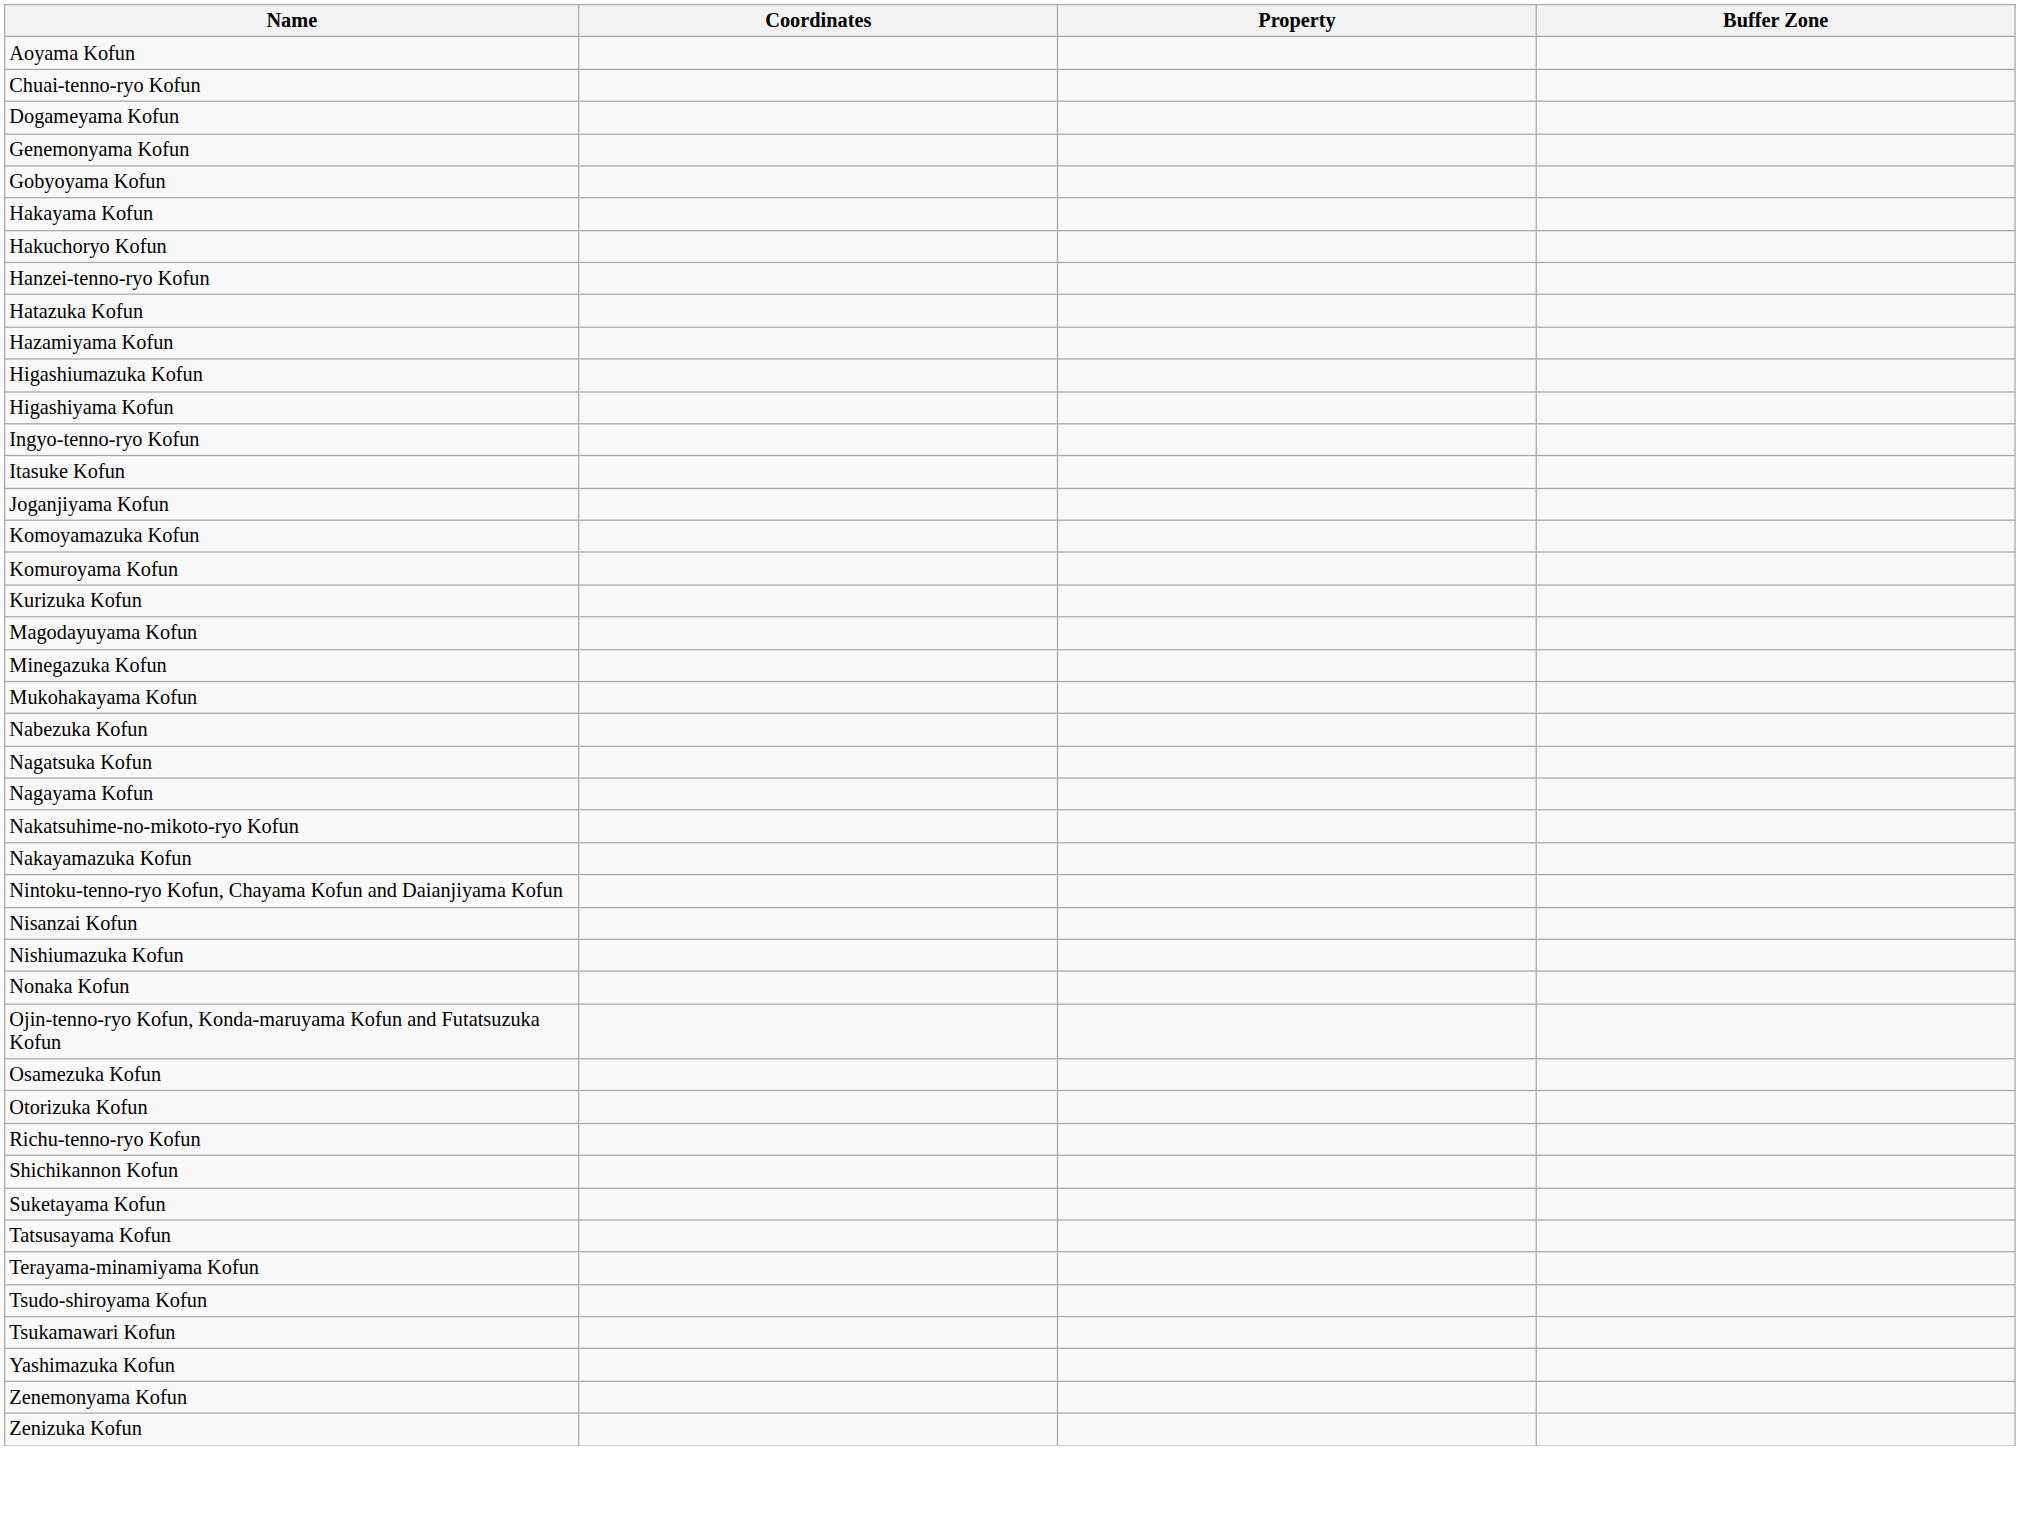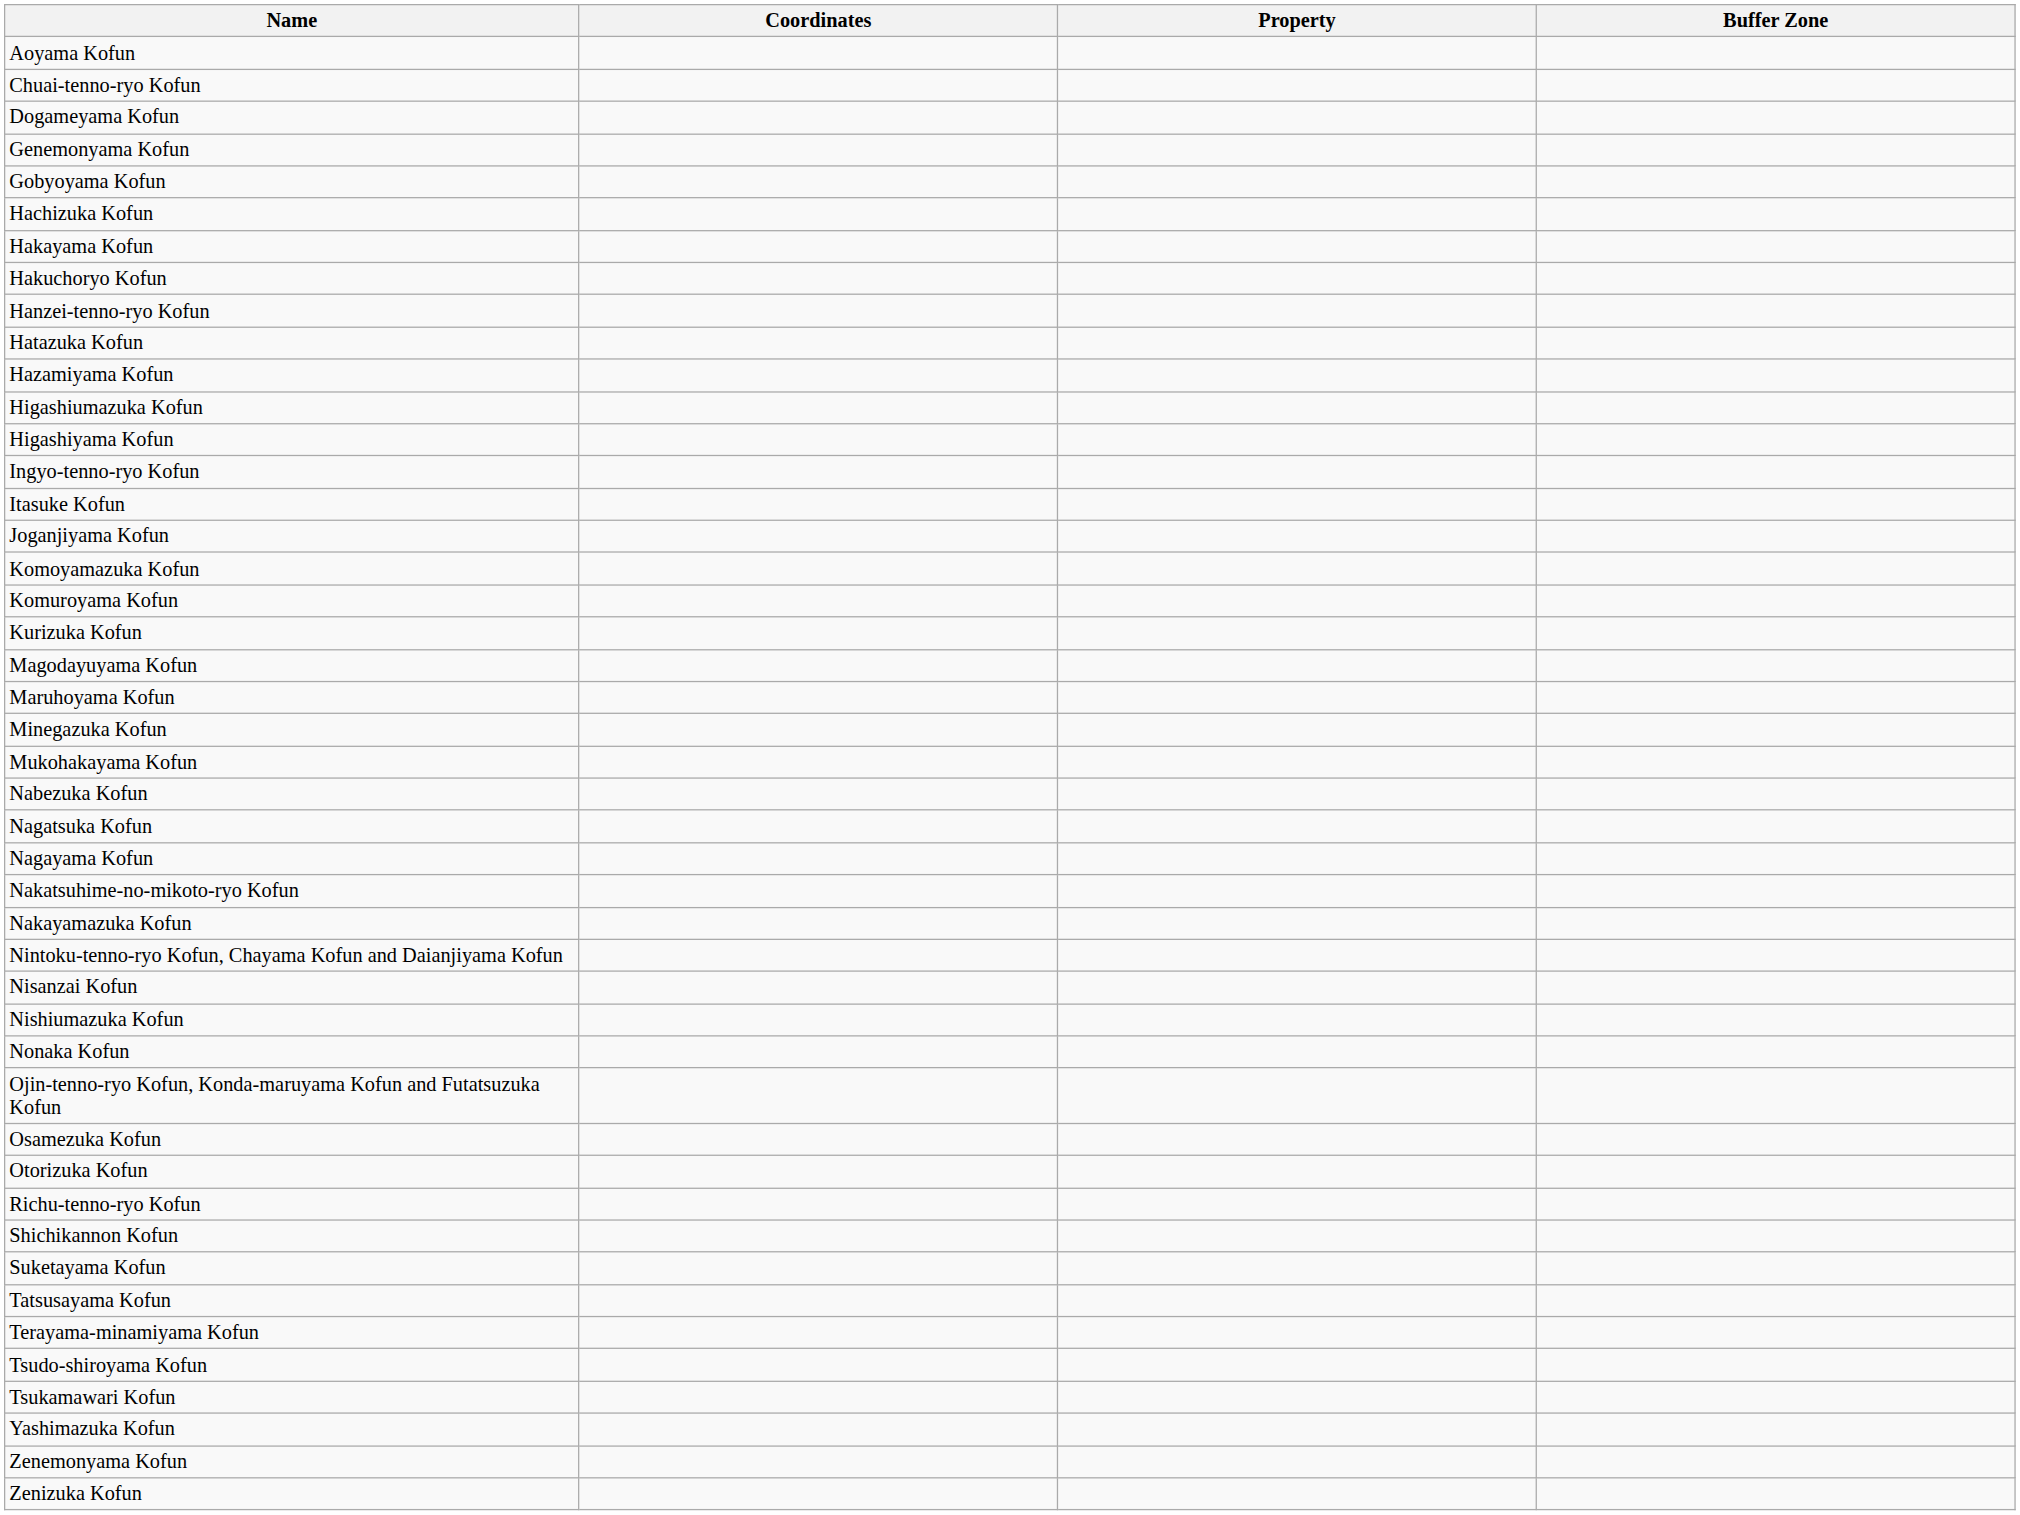+ row: (81, 213)
+ row: (92, 697)
